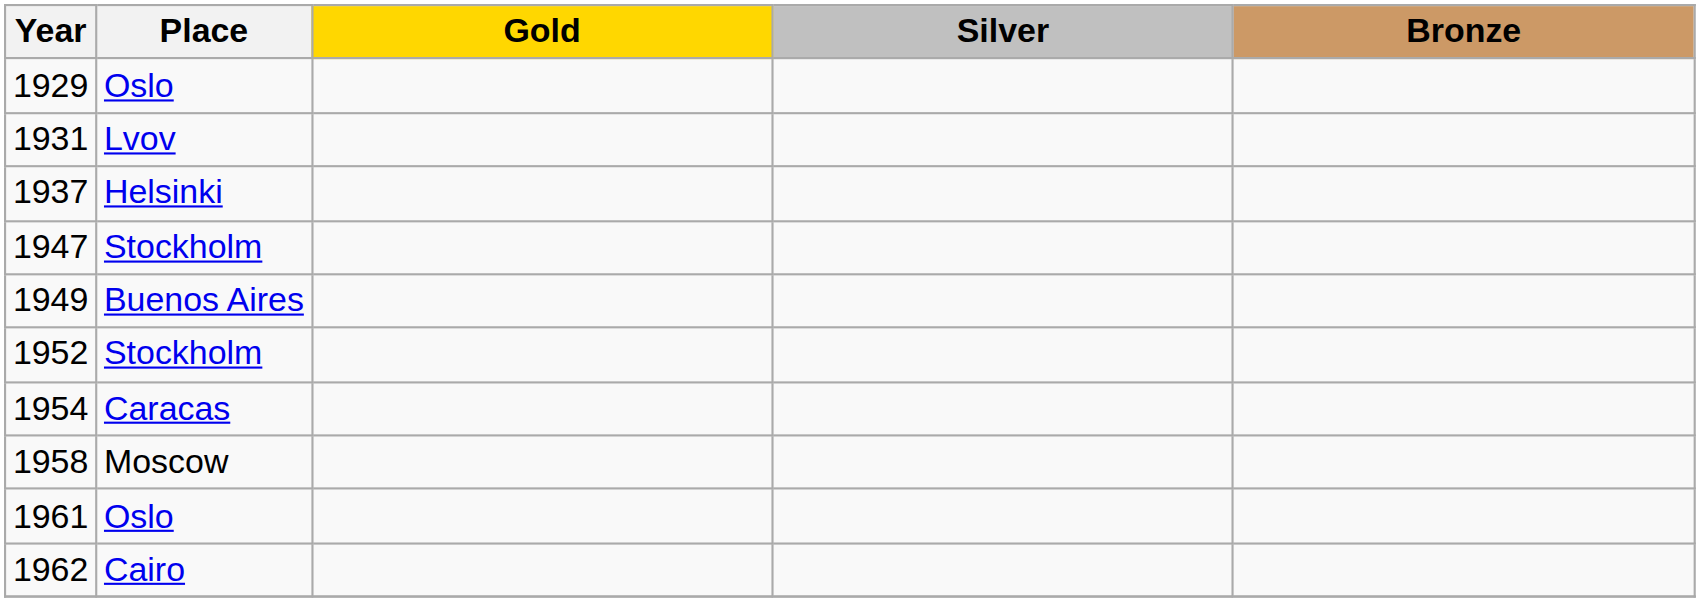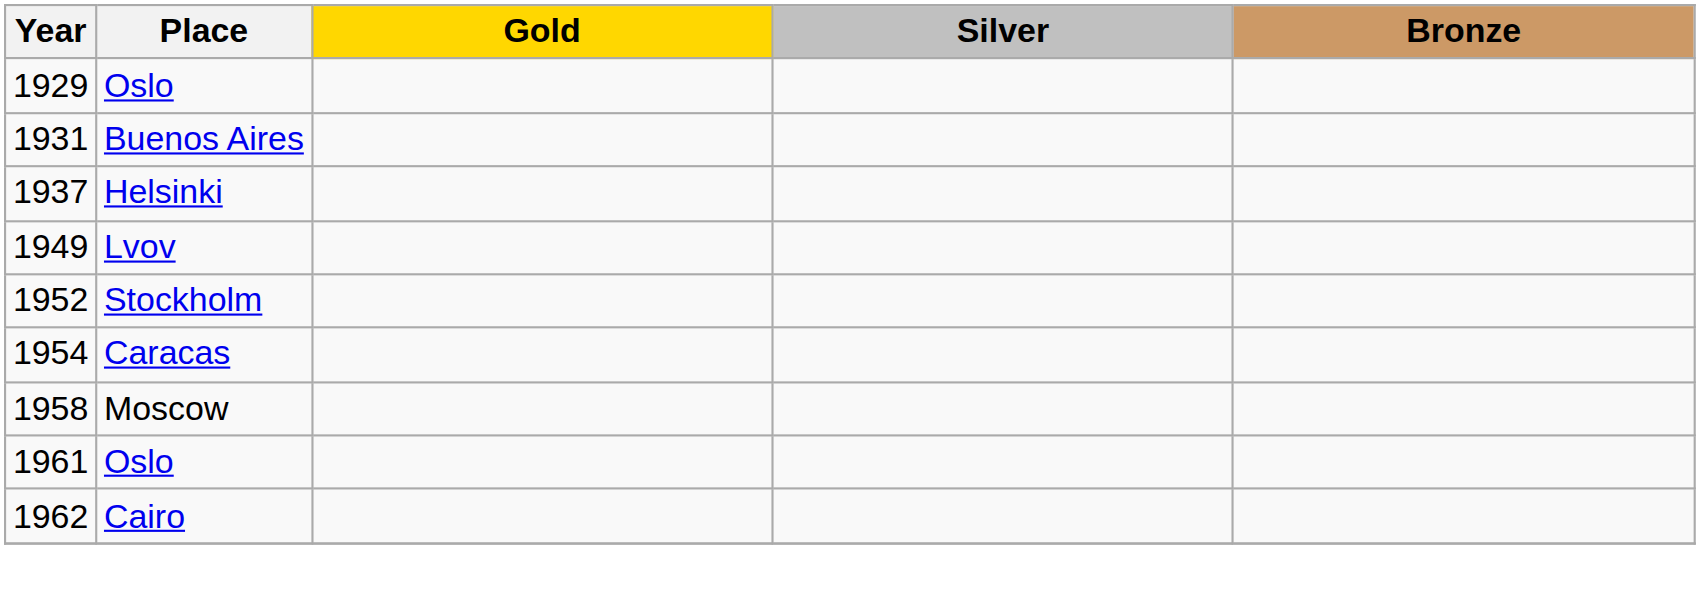(140, 138) Lvov -> (204, 138) Buenos Aires
- row: (51, 246)
(204, 300) Buenos Aires -> (140, 246) Lvov
